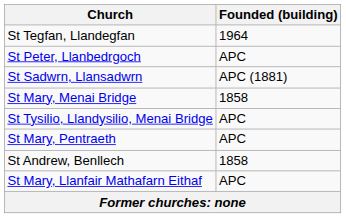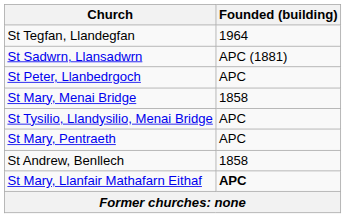rows swapped: (75, 77) <-> (74, 56)
(232, 181) normal -> (233, 181) bold
